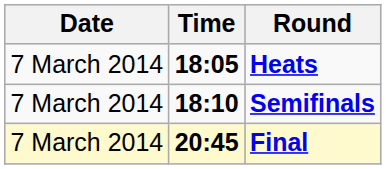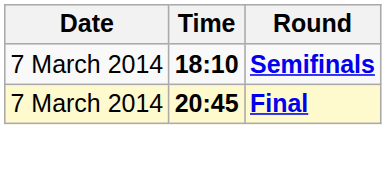- row: (284, 63)
